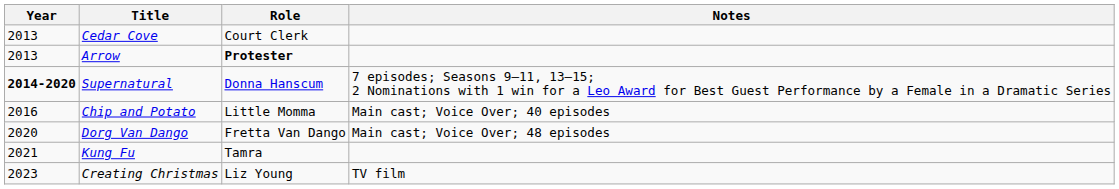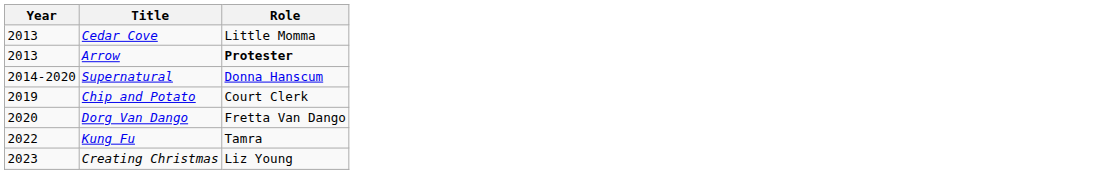- column: (732, 15)
(266, 35) Court Clerk -> (270, 35) Little Momma
(42, 84) bold -> (42, 76) normal
(23, 112) 2016 -> (23, 97) 2019
(270, 112) Little Momma -> (266, 97) Court Clerk
(23, 153) 2021 -> (23, 138) 2022
